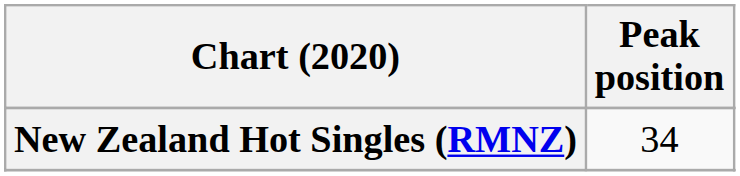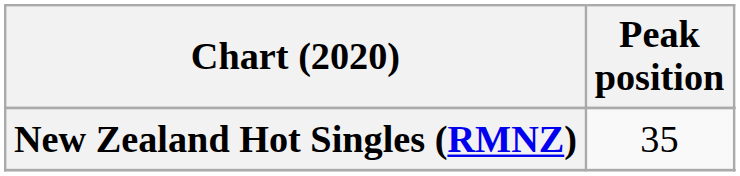(659, 138) 34 -> (659, 138) 35
